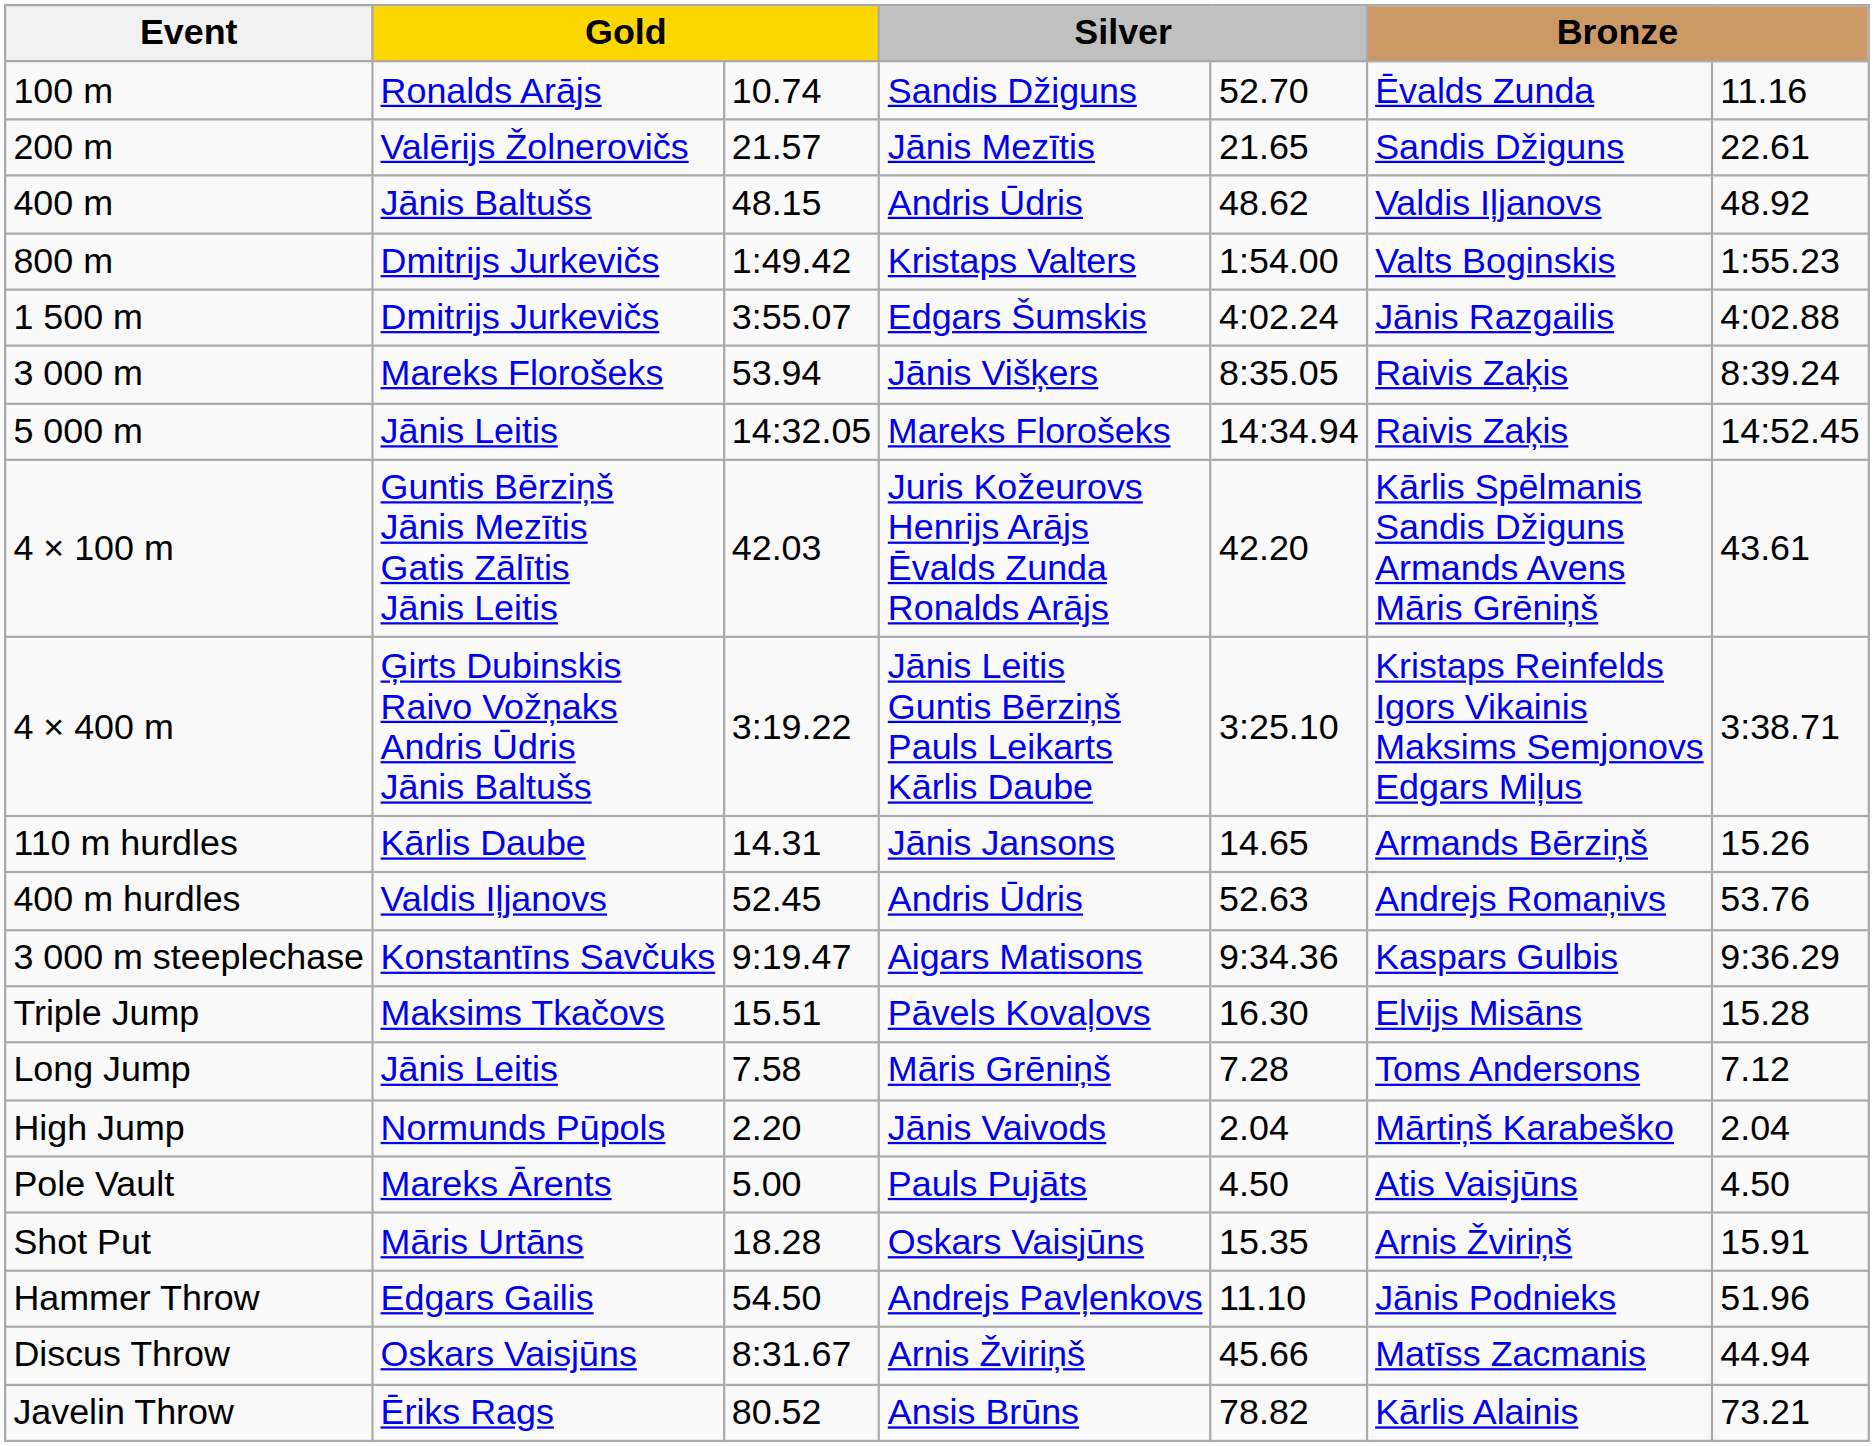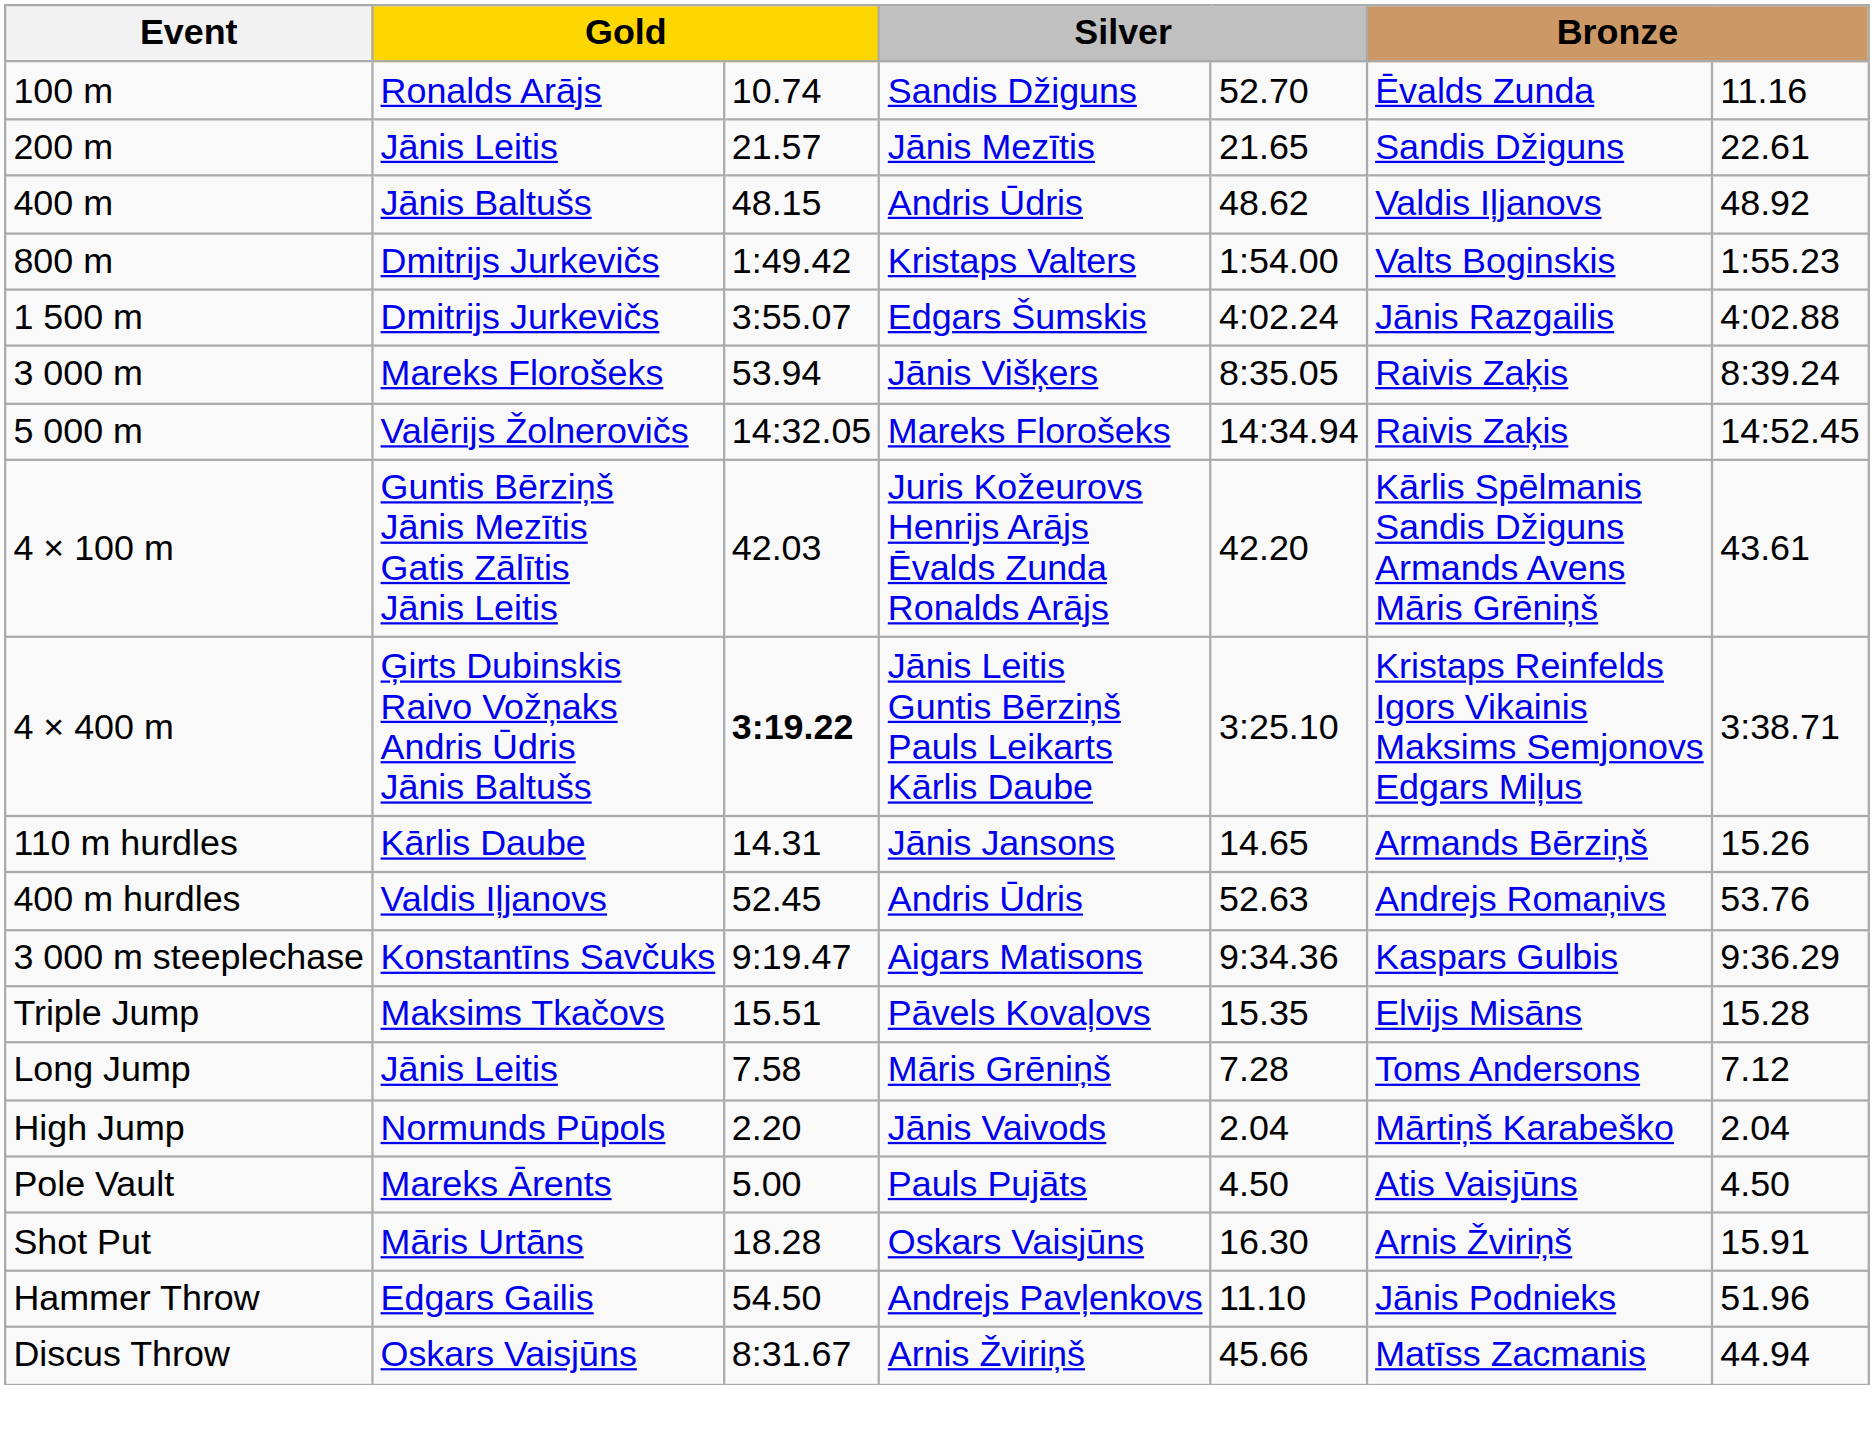(535, 146) Valērijs Žolnerovičs -> (469, 146) Jānis Leitis
(469, 430) Jānis Leitis -> (535, 430) Valērijs Žolnerovičs
(792, 725) normal -> (793, 725) bold
(1264, 1013) 16.30 -> (1264, 1013) 15.35
(1264, 1241) 15.35 -> (1264, 1241) 16.30
- row: (124, 1411)
